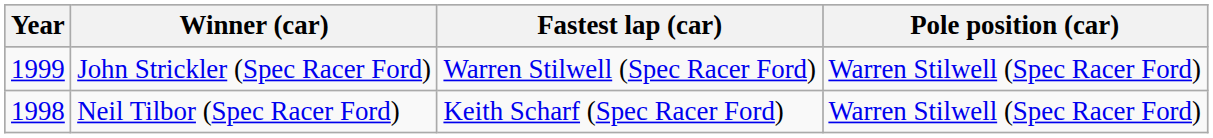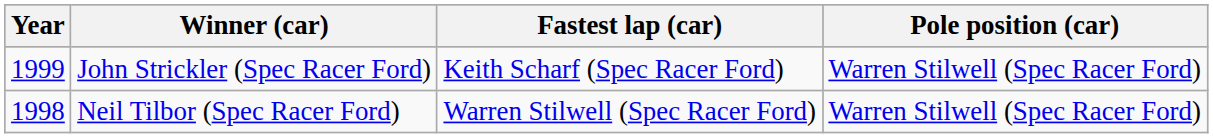(630, 68) Warren Stilwell (Spec Racer Ford) -> (614, 68) Keith Scharf (Spec Racer Ford)
(614, 111) Keith Scharf (Spec Racer Ford) -> (630, 111) Warren Stilwell (Spec Racer Ford)
